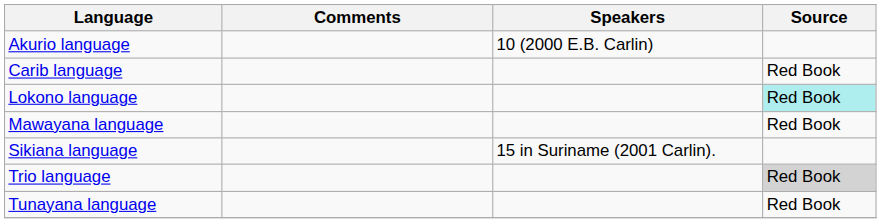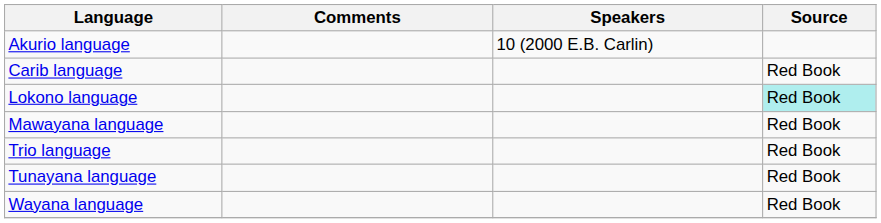- row: (73, 151)
(804, 177) lightgrey background -> (804, 151) no background
+ row: (76, 204)
